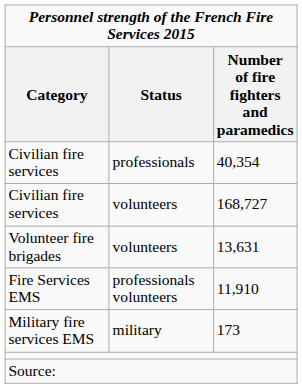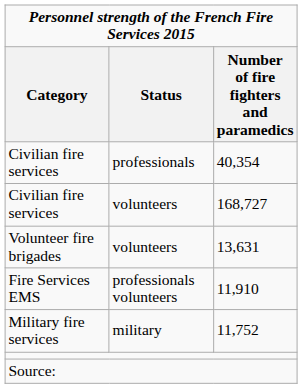+ row: (238, 330)
- row: (228, 330)
